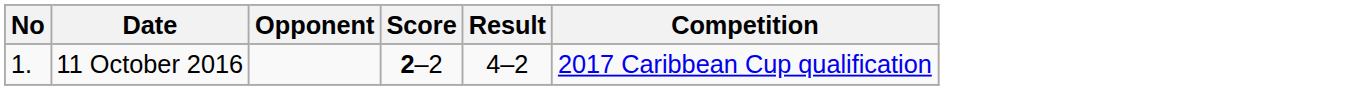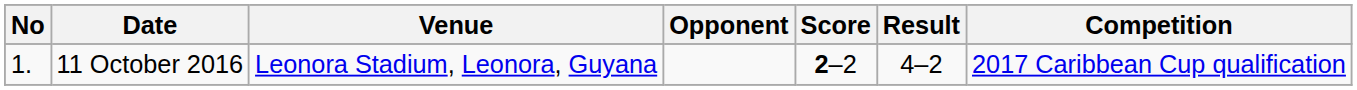+ column: (456, 24)
